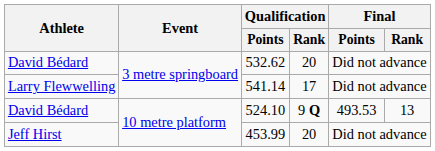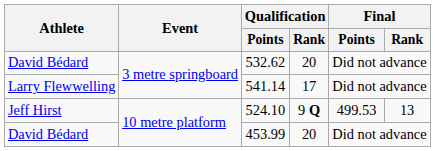(48, 110) David Bédard -> (35, 110) Jeff Hirst
(357, 110) 493.53 -> (357, 110) 499.53
(35, 134) Jeff Hirst -> (48, 134) David Bédard
